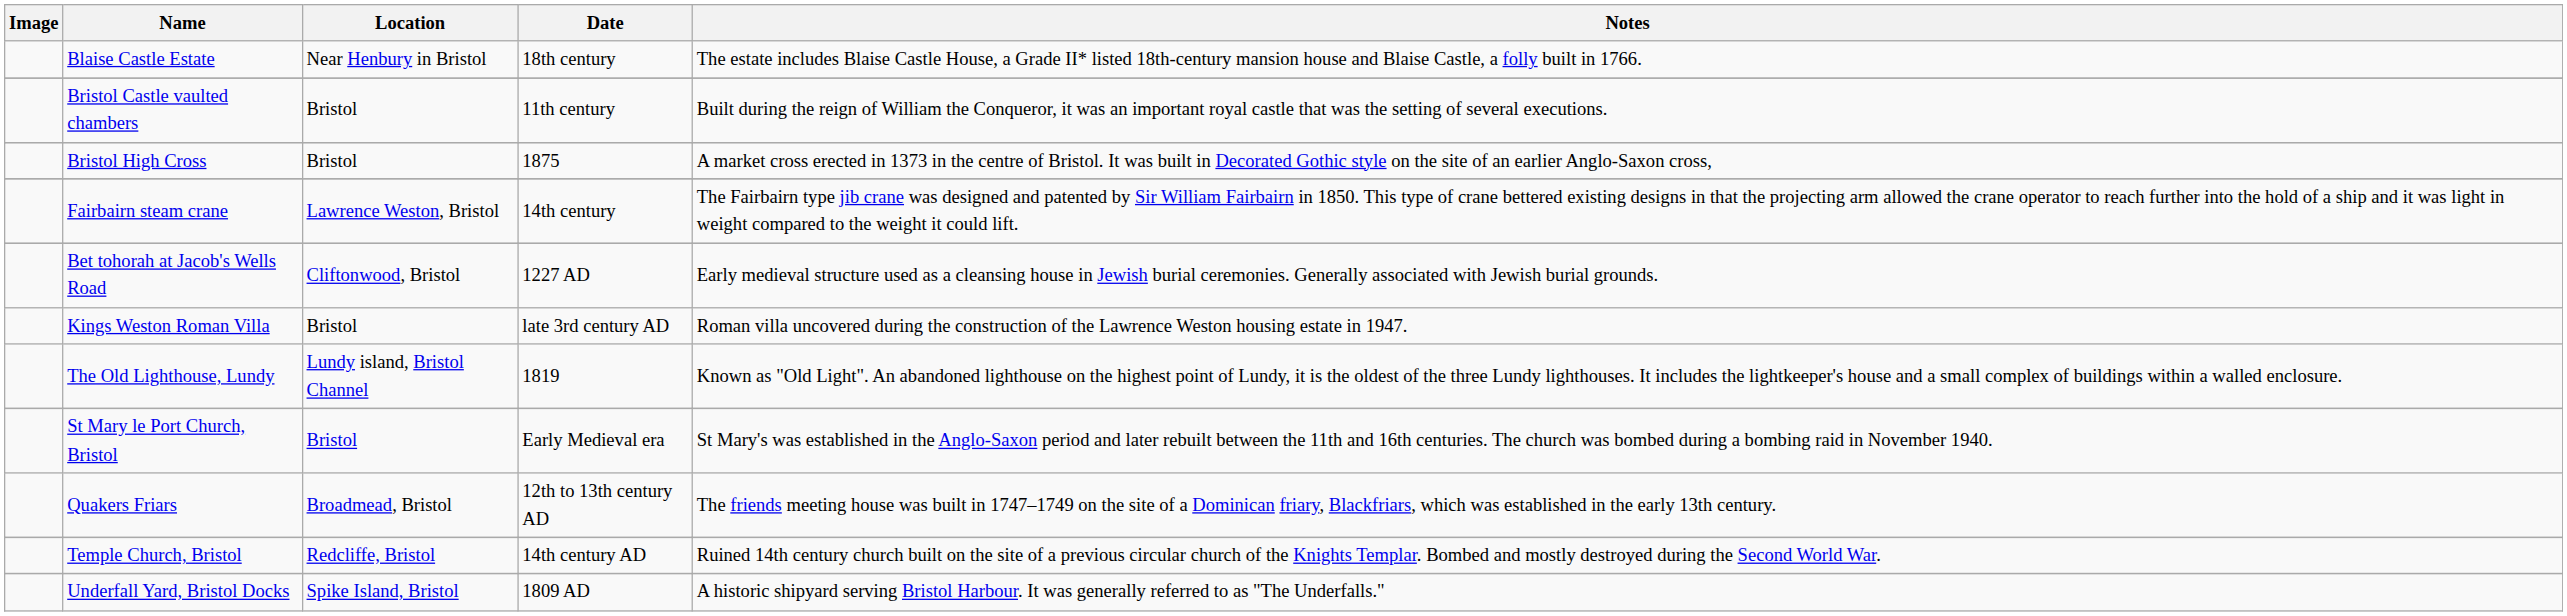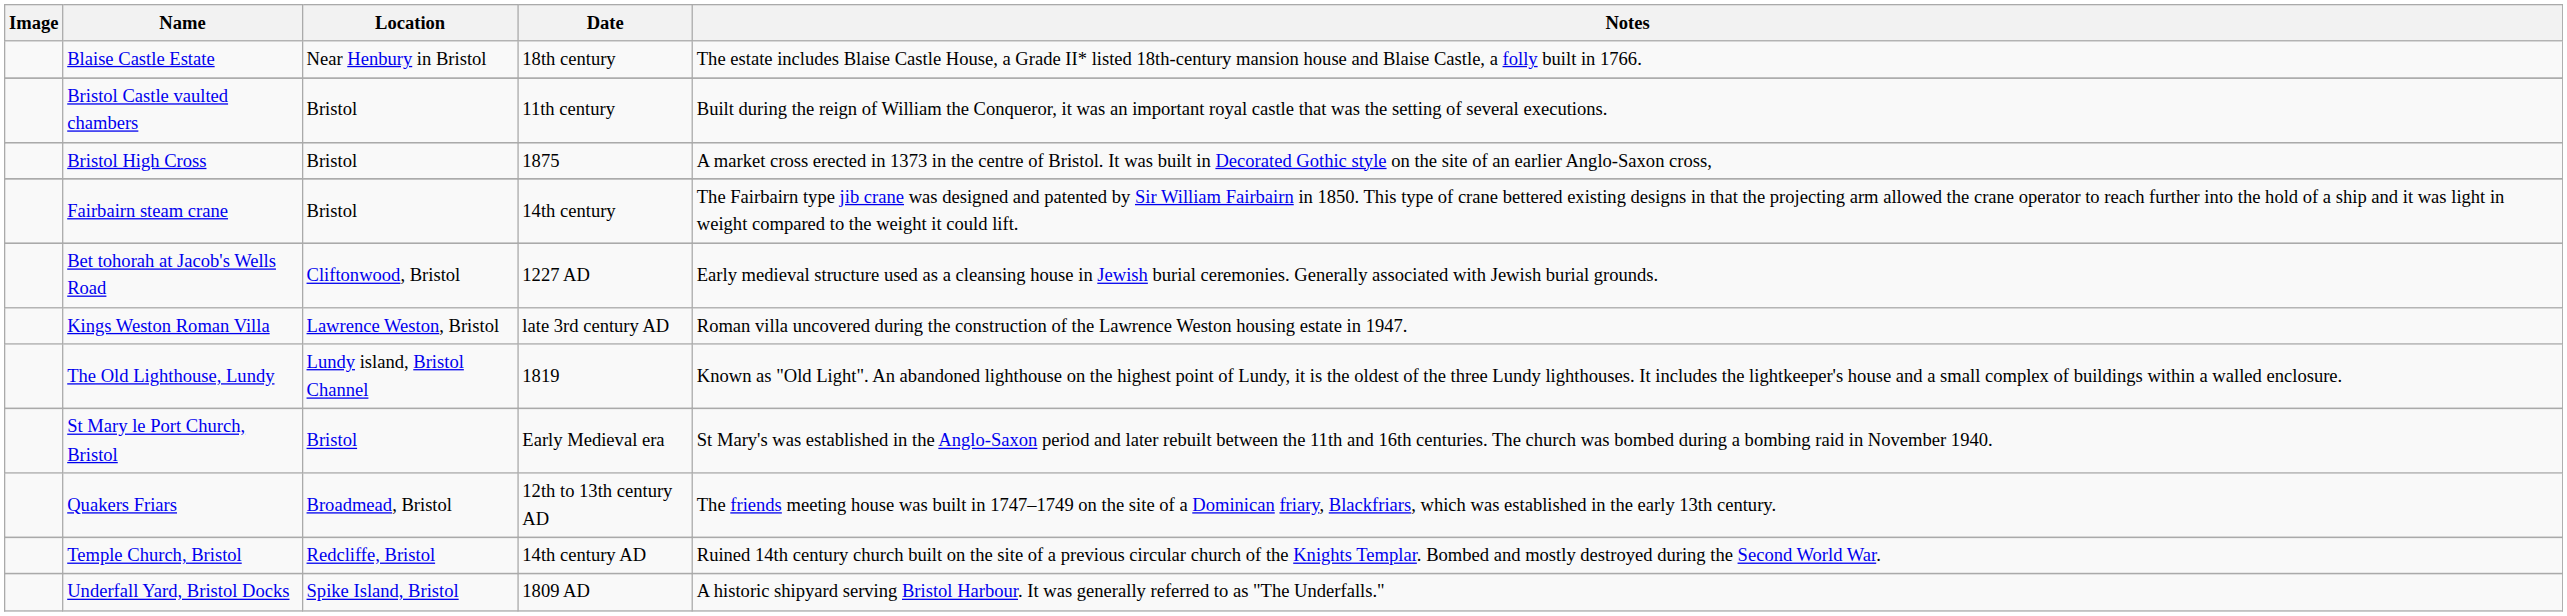(403, 210) Lawrence Weston, Bristol -> (332, 210) Bristol
(332, 325) Bristol -> (403, 325) Lawrence Weston, Bristol
